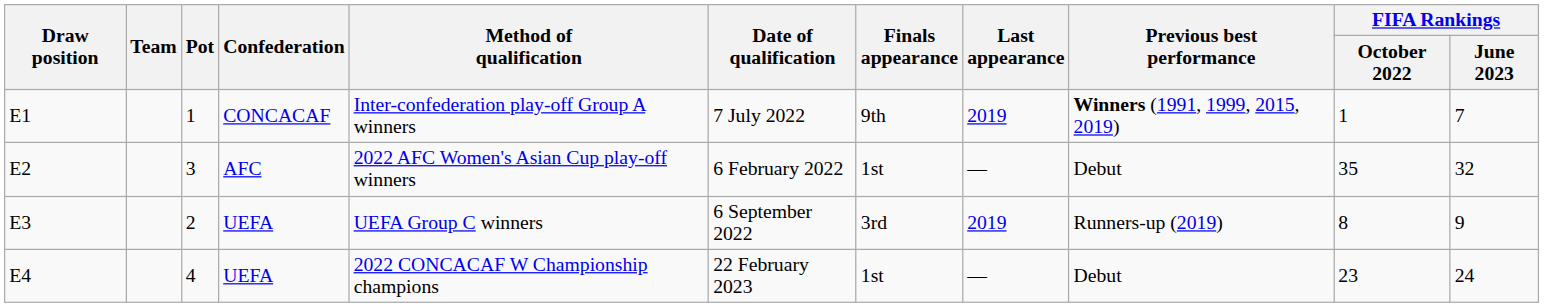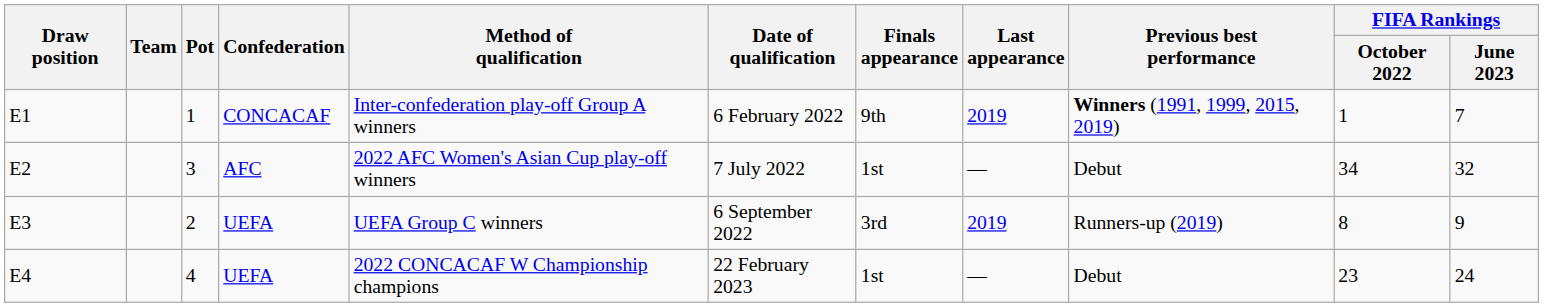(759, 115) 7 July 2022 -> (778, 115) 6 February 2022
(778, 169) 6 February 2022 -> (759, 169) 7 July 2022
(1348, 169) 35 -> (1348, 169) 34
